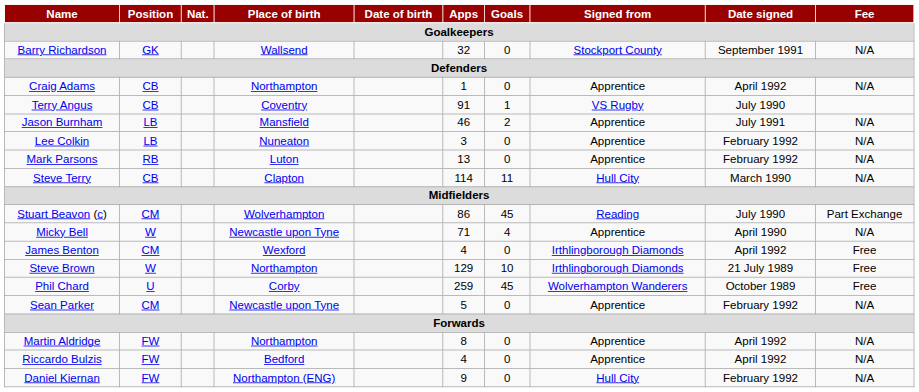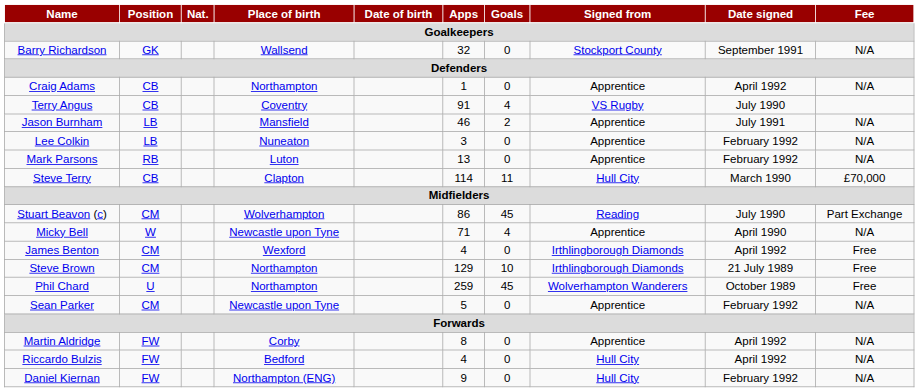(507, 105) 1 -> (507, 105) 4
(865, 178) N/A -> (865, 178) £70,000
(150, 269) W -> (150, 269) CM
(284, 287) Corby -> (284, 287) Northampton
(284, 341) Northampton -> (284, 341) Corby
(618, 360) Apprentice -> (618, 360) Hull City
